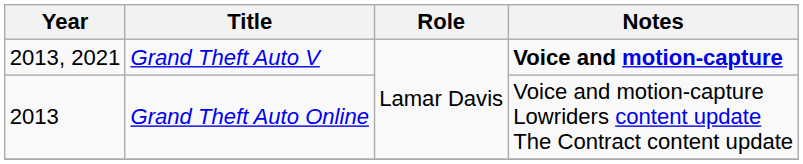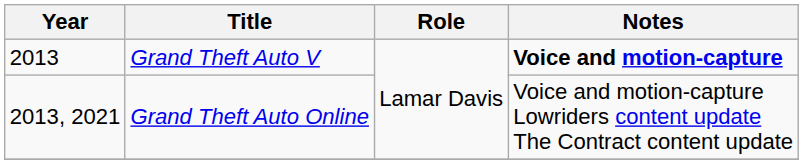(65, 57) 2013, 2021 -> (34, 57) 2013
(34, 116) 2013 -> (65, 116) 2013, 2021
